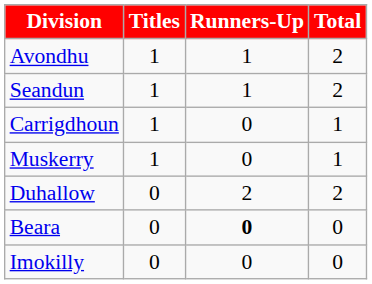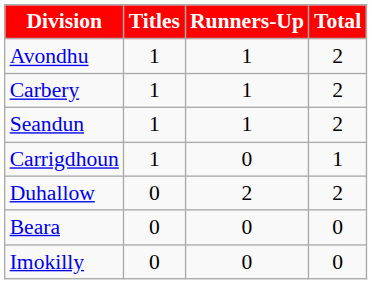+ row: (44, 90)
- row: (52, 158)
(247, 227) bold -> (247, 227) normal
